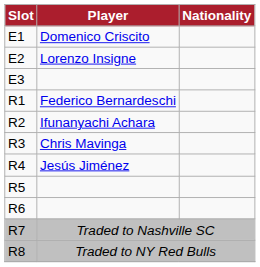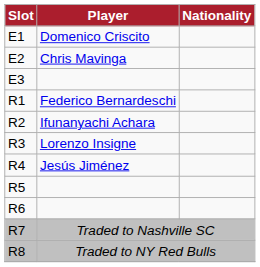(88, 58) Lorenzo Insigne -> (83, 58) Chris Mavinga
(83, 144) Chris Mavinga -> (88, 144) Lorenzo Insigne
